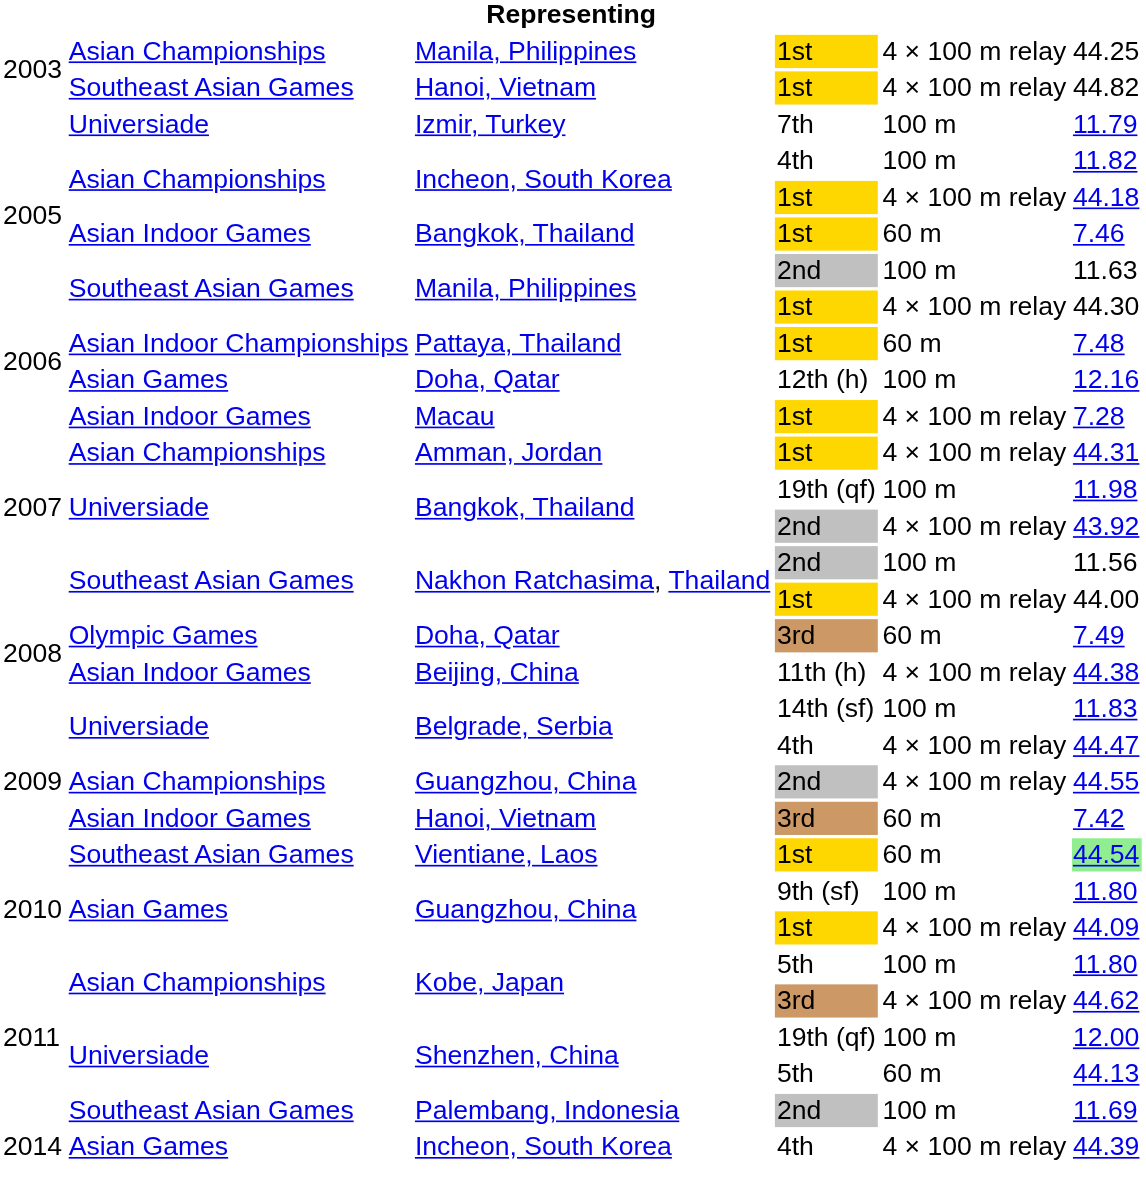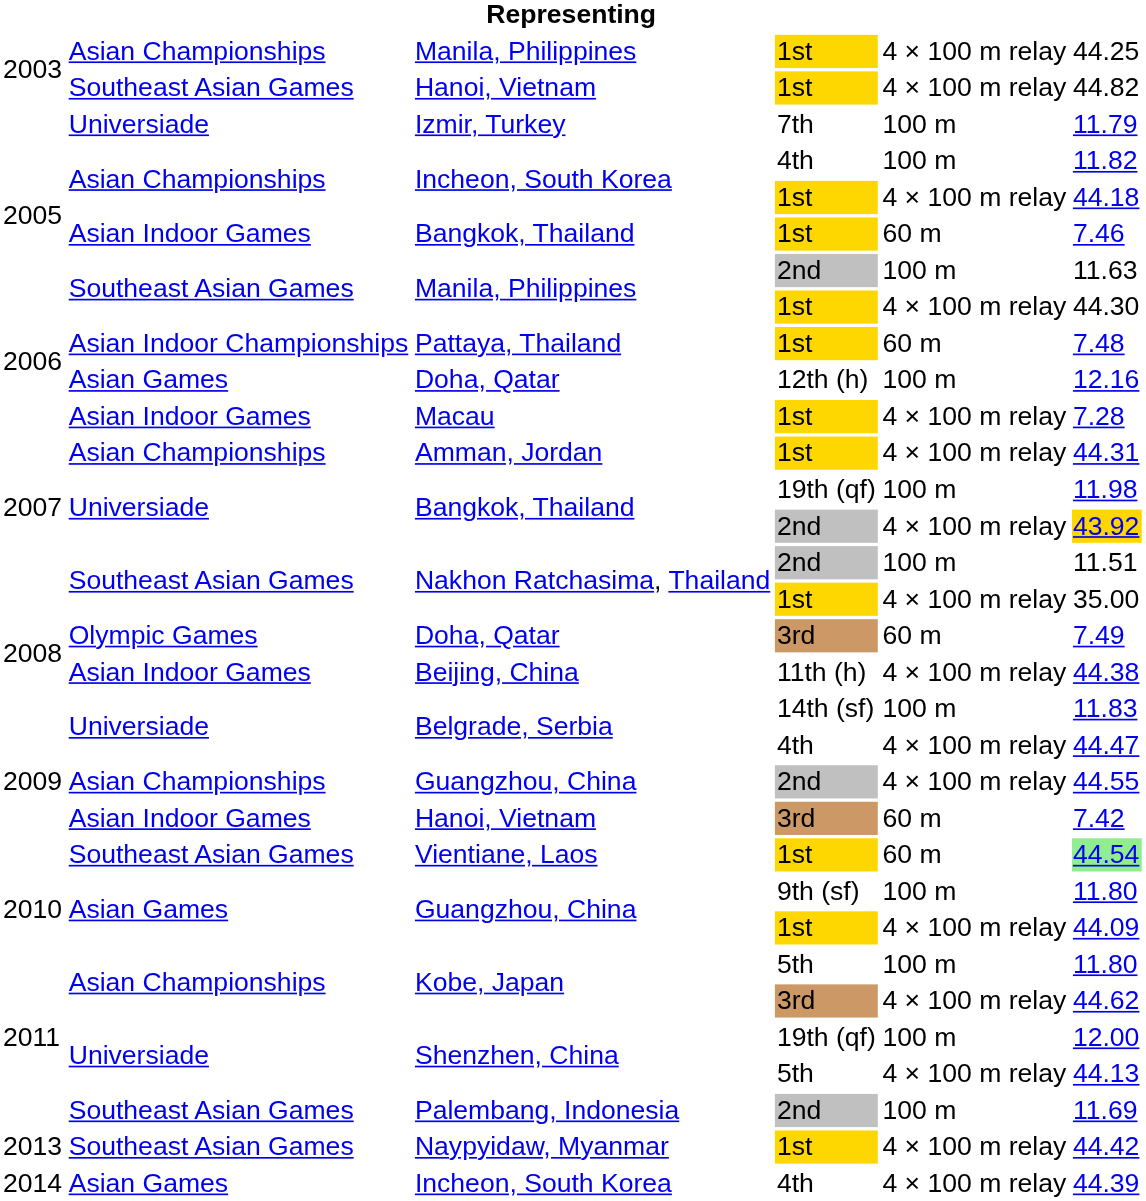(1106, 525) no background -> (1106, 525) gold background
(1105, 562) 11.56 -> (1105, 562) 11.51
(1106, 598) 44.00 -> (1106, 598) 35.00
(912, 1073) 60 m -> (974, 1073) 4 × 100 m relay
+ row: (542, 1146)
